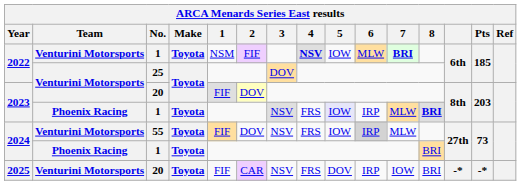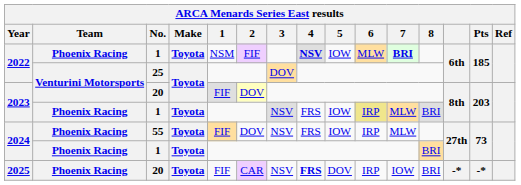(90, 53) Venturini Motorsports -> (90, 53) Phoenix Racing
(340, 111) lavender background -> (340, 111) no background
(371, 111) no background -> (371, 111) khaki background
(432, 111) bold -> (431, 111) normal
(90, 131) Venturini Motorsports -> (90, 131) Phoenix Racing
(371, 131) lightgrey background -> (371, 131) no background
(90, 170) Venturini Motorsports -> (90, 170) Phoenix Racing
(311, 170) normal -> (311, 170) bold
